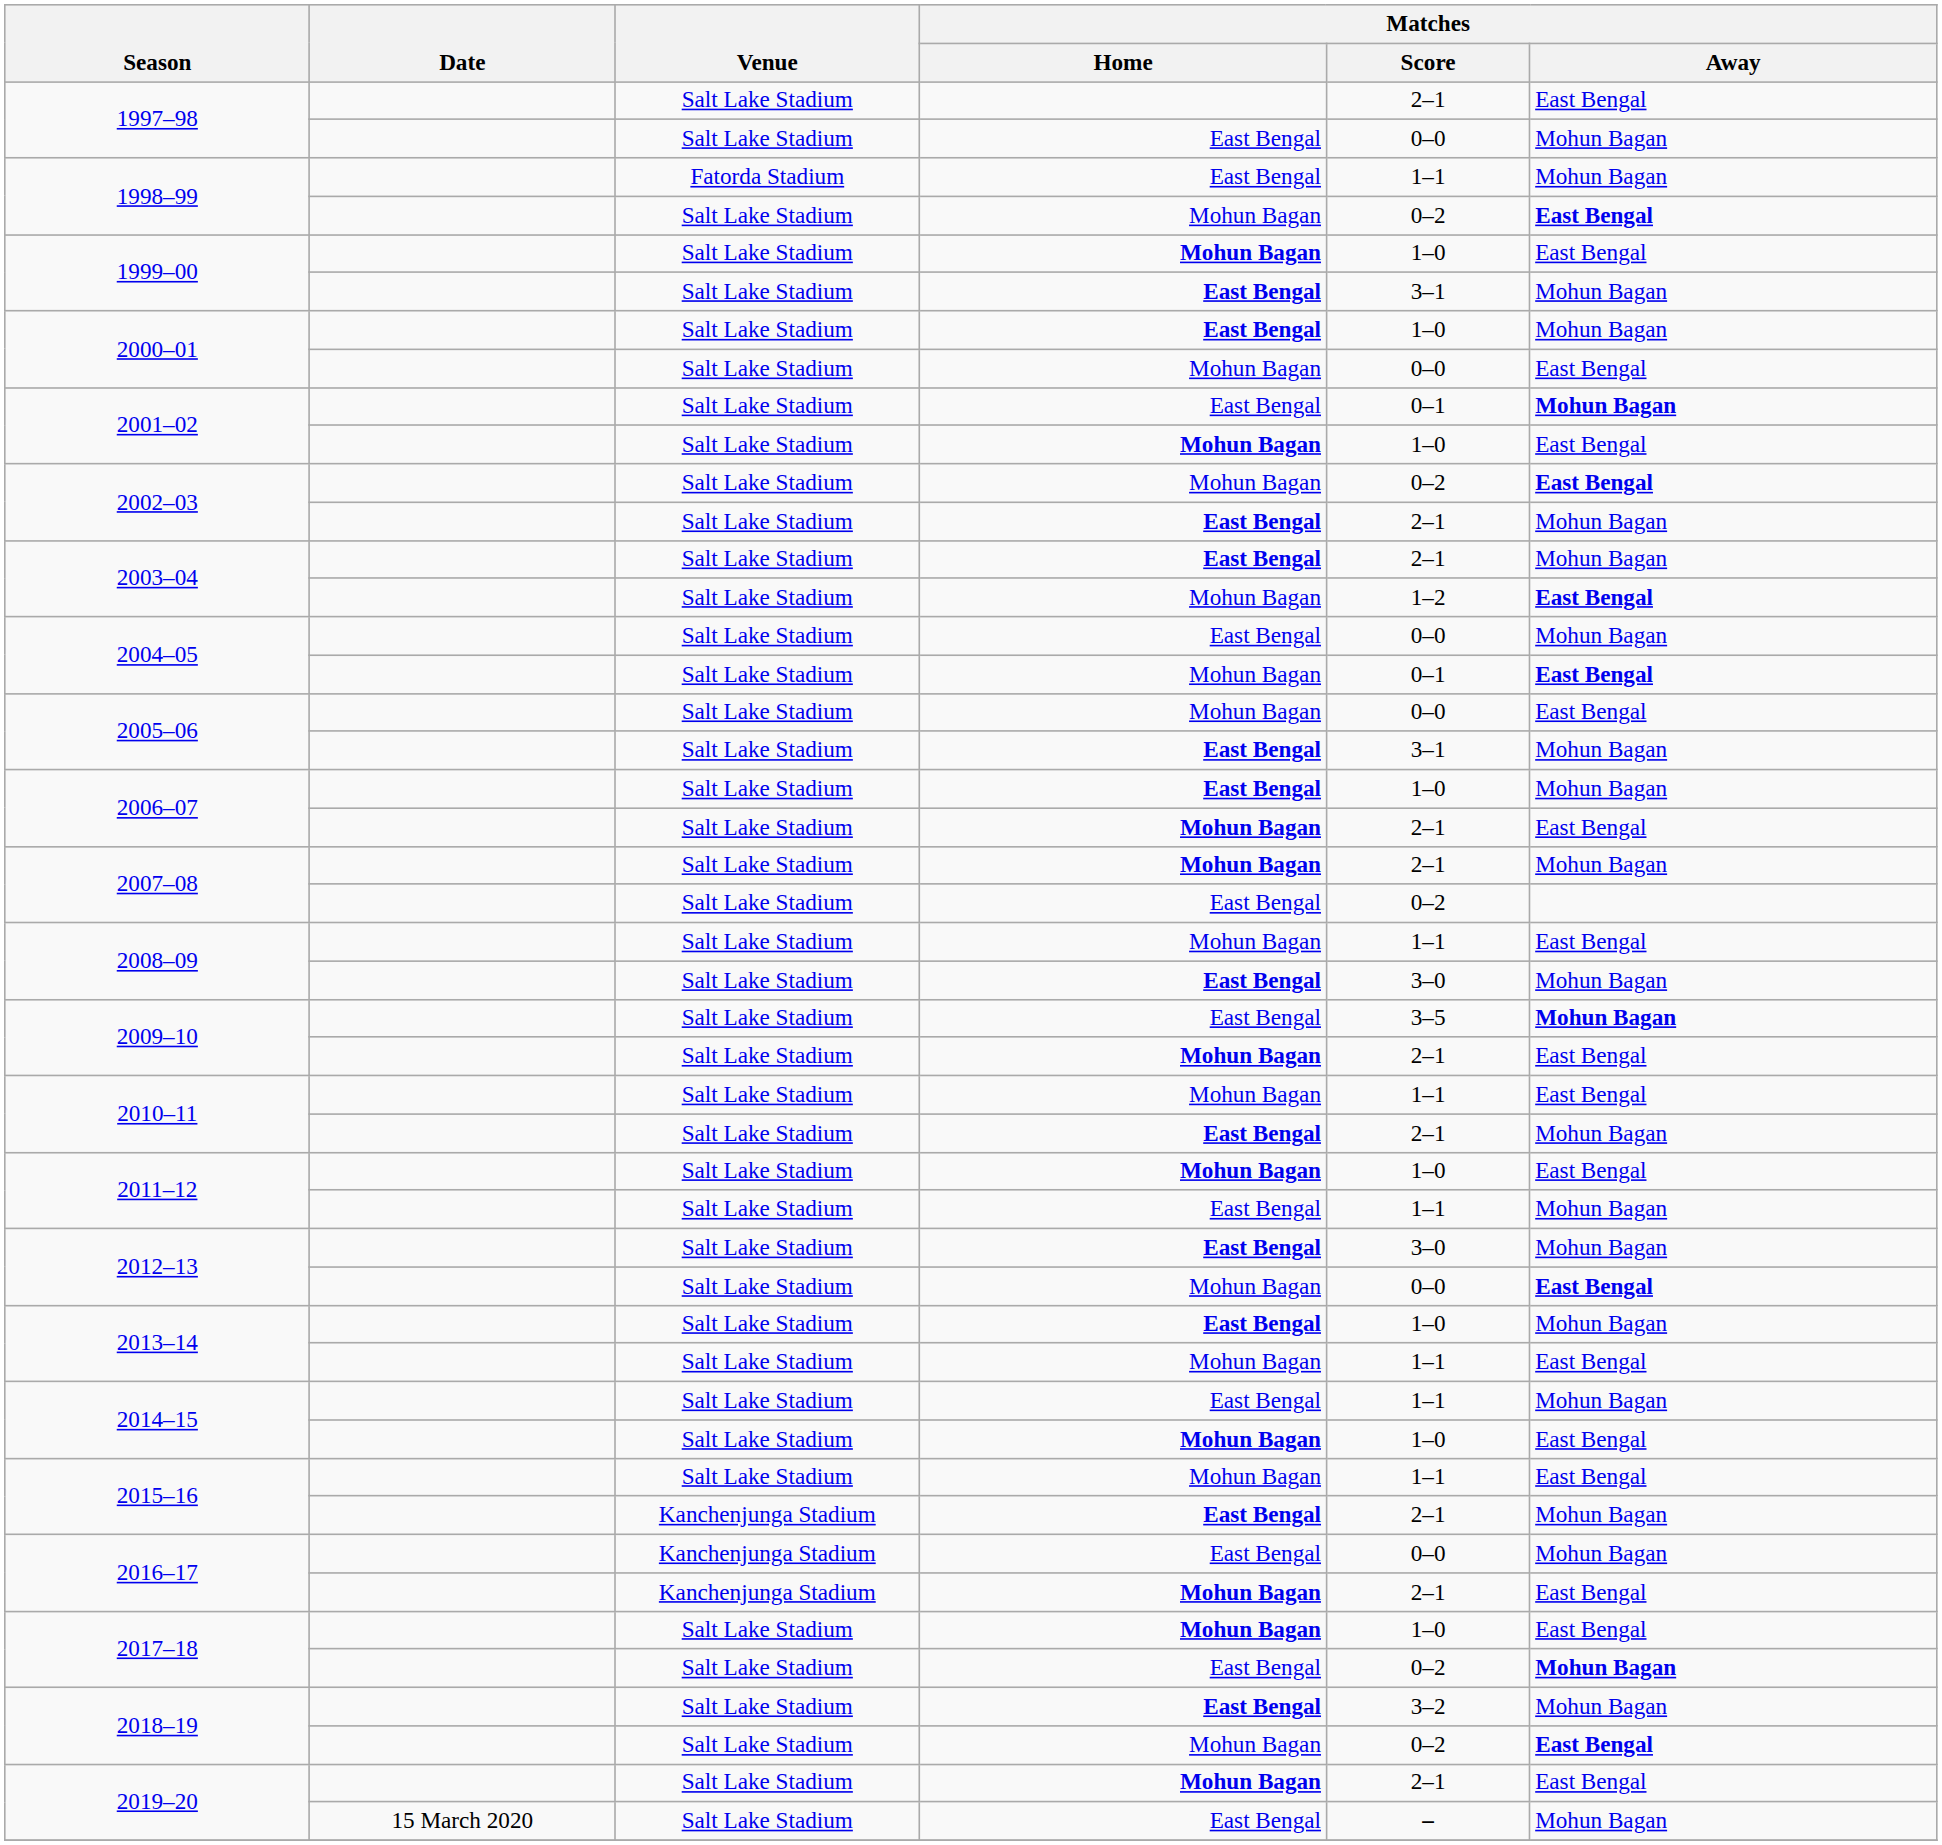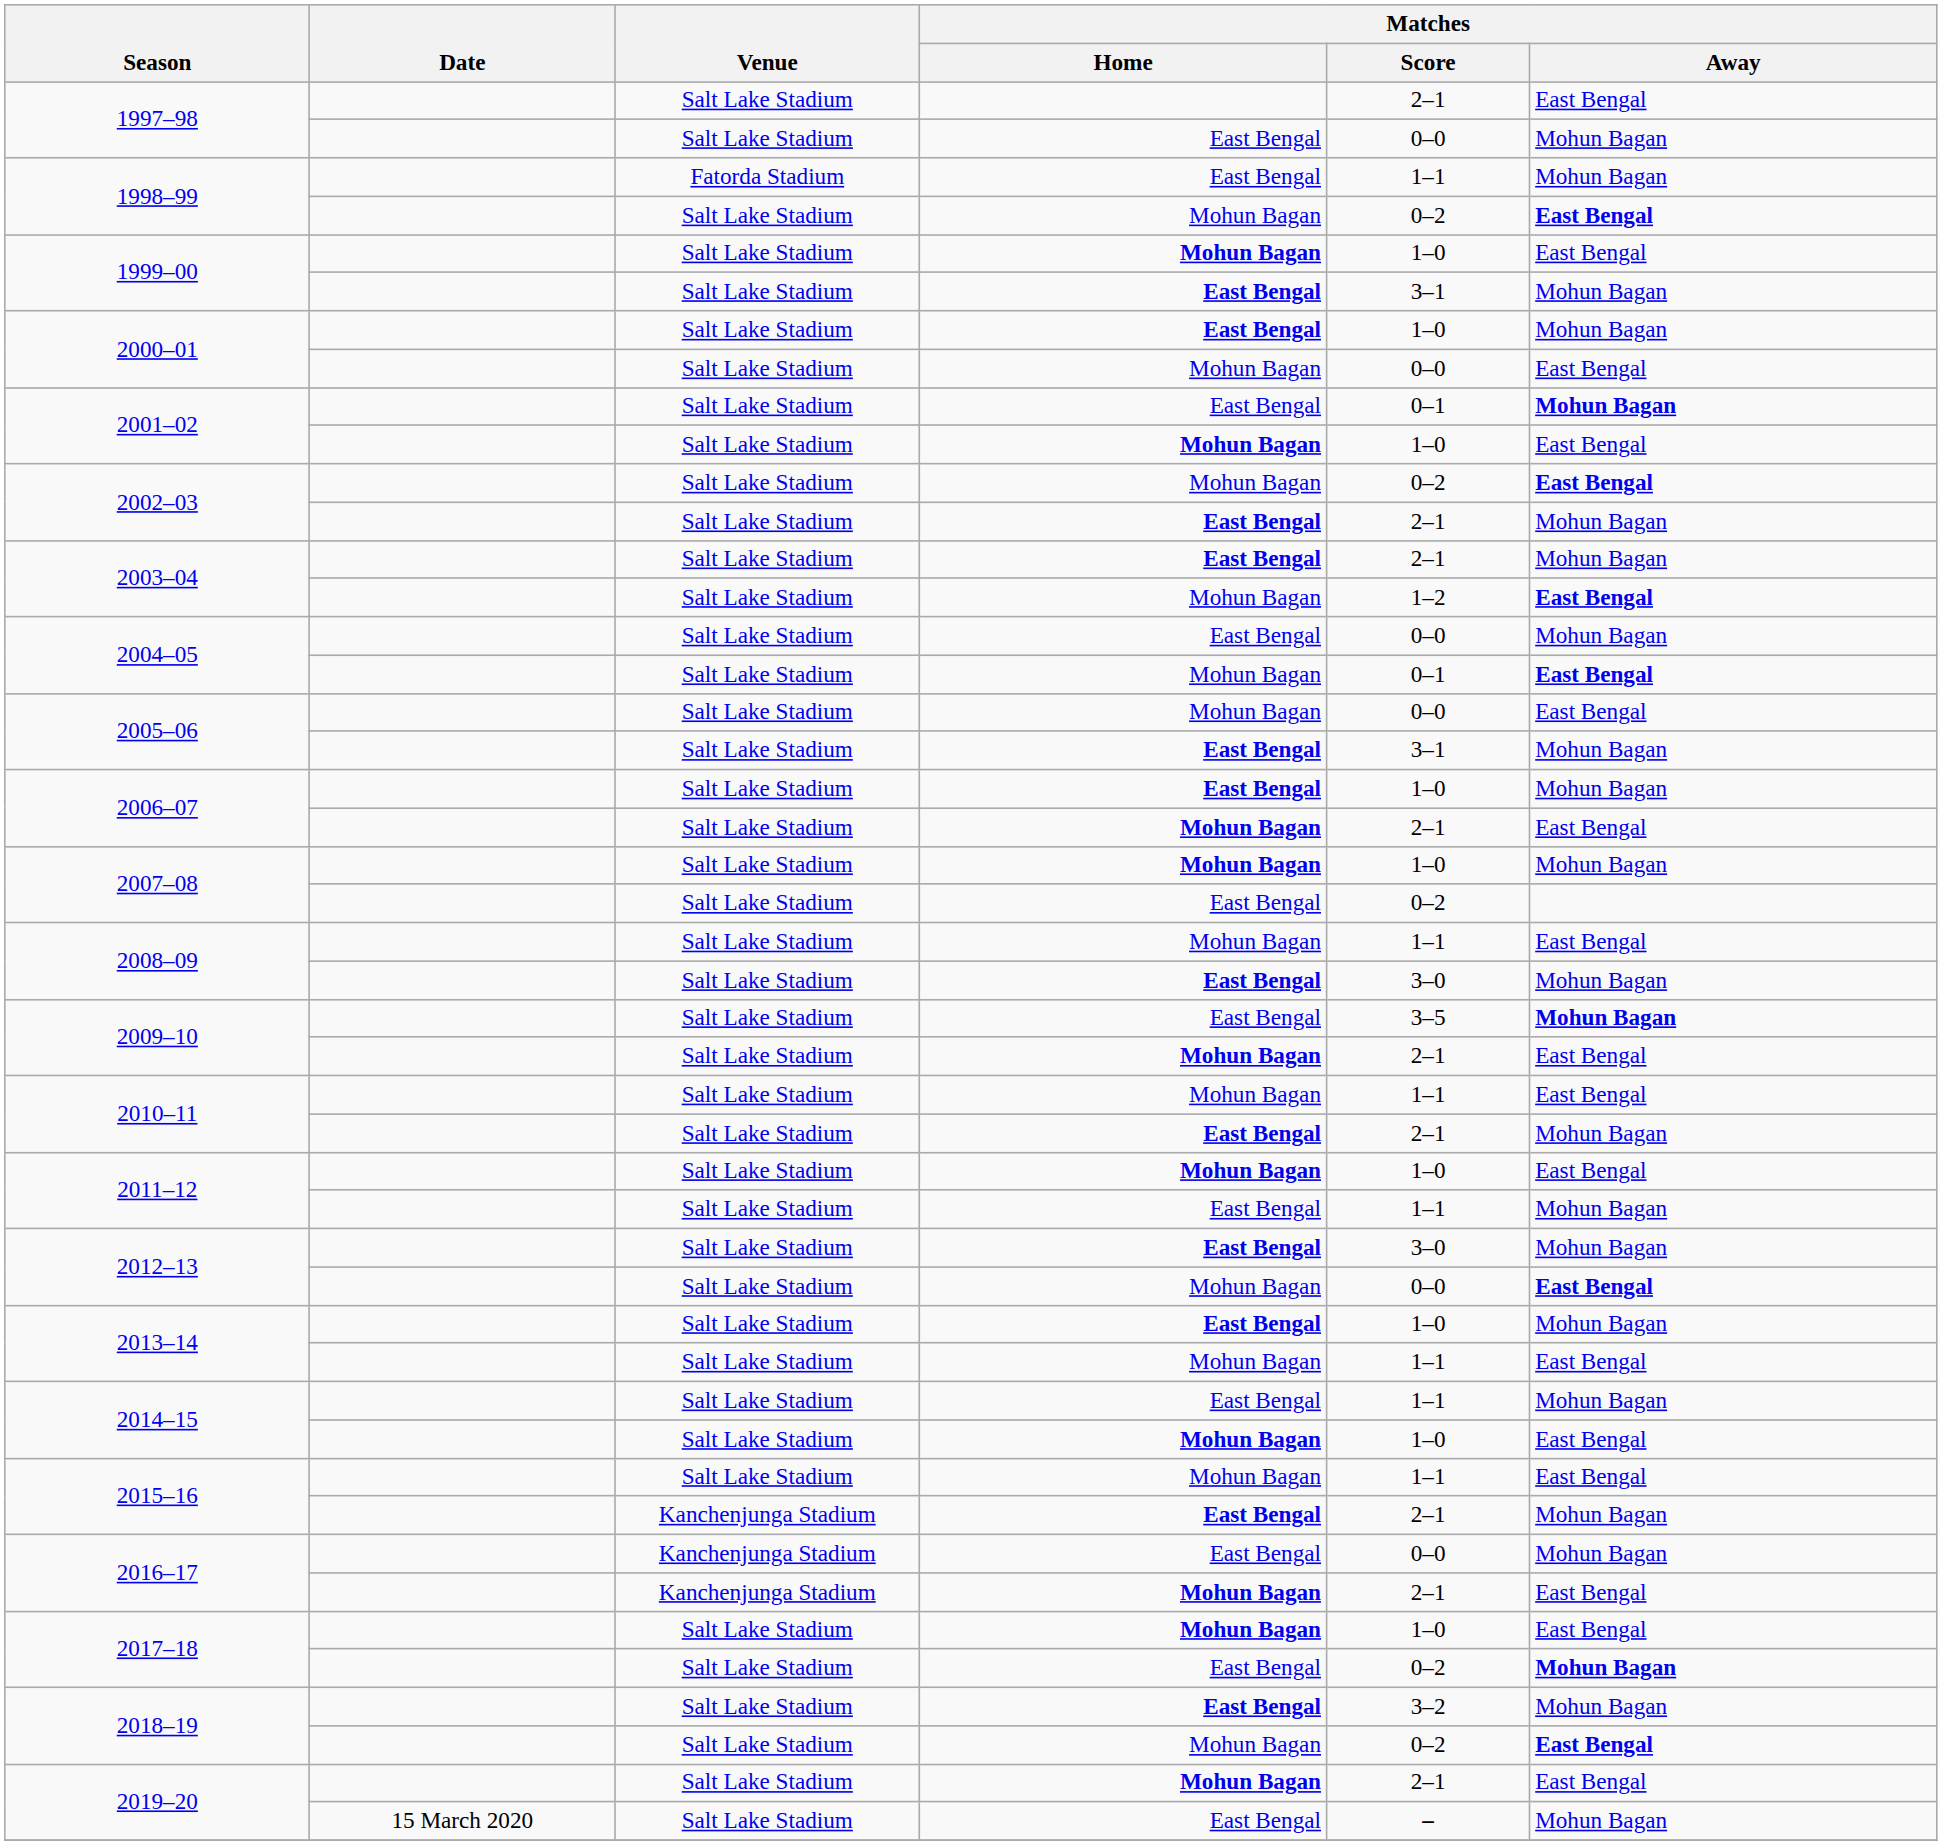(1428, 865) 2–1 -> (1428, 865) 1–0
